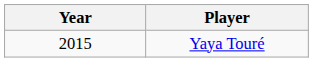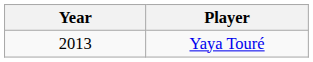(75, 43) 2015 -> (75, 43) 2013
